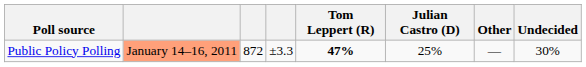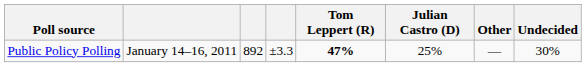(182, 51) lightsalmon background -> (182, 51) no background
(253, 51) 872 -> (253, 51) 892
